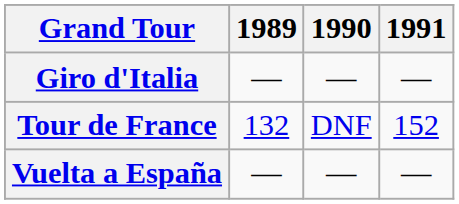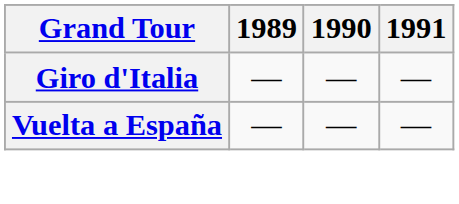- row: (117, 125)
